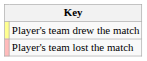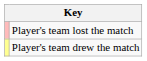rows swapped: (73, 47) <-> (76, 30)
